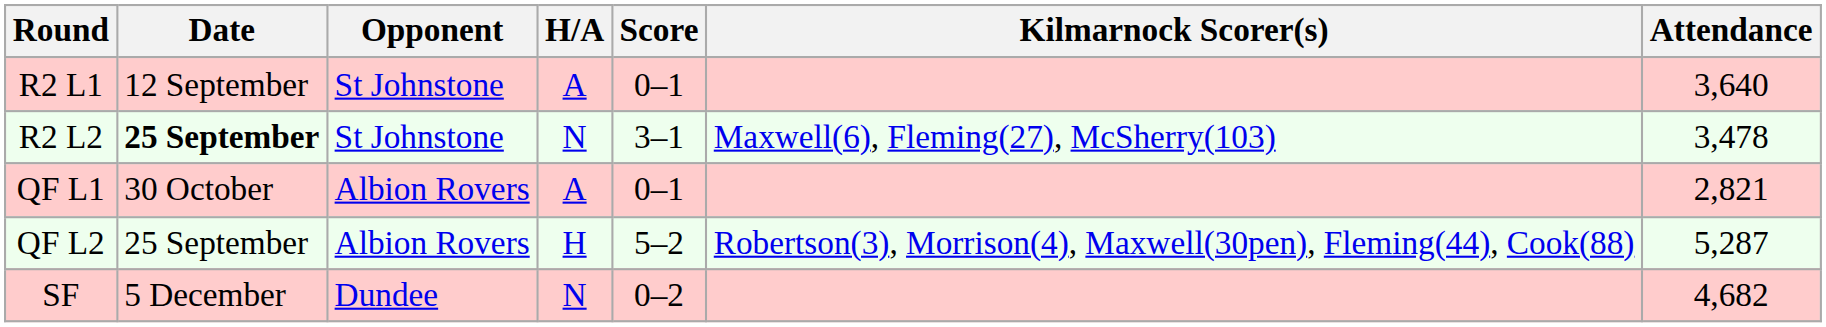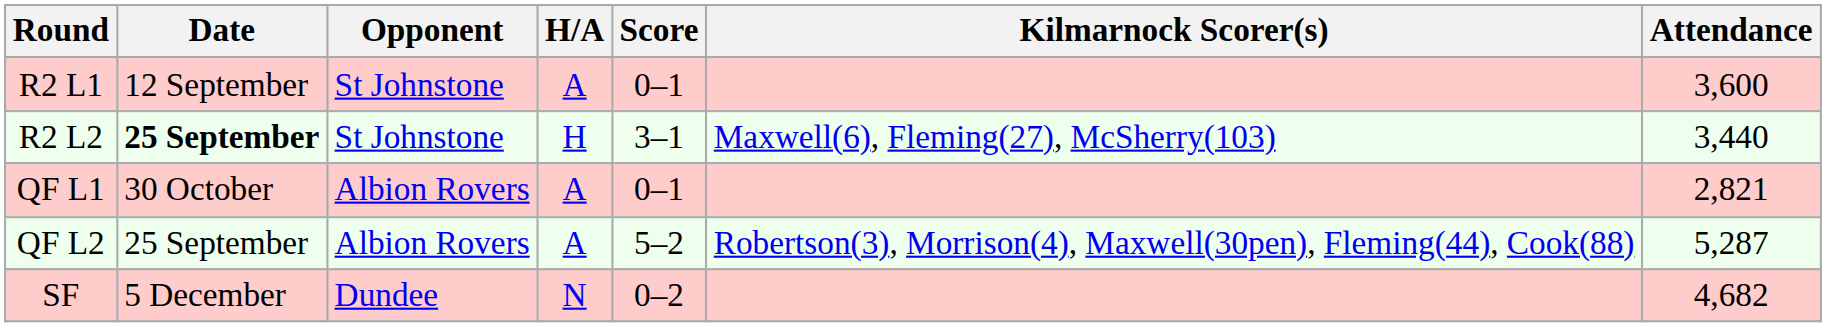(1731, 83) 3,640 -> (1731, 83) 3,600
(575, 136) N -> (575, 136) H
(1731, 136) 3,478 -> (1731, 136) 3,440
(575, 242) H -> (575, 242) A
